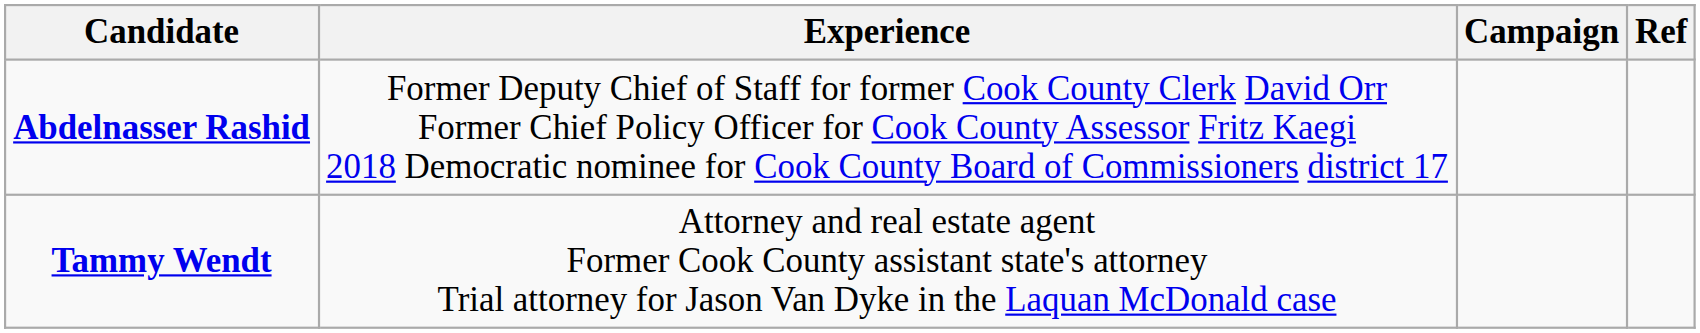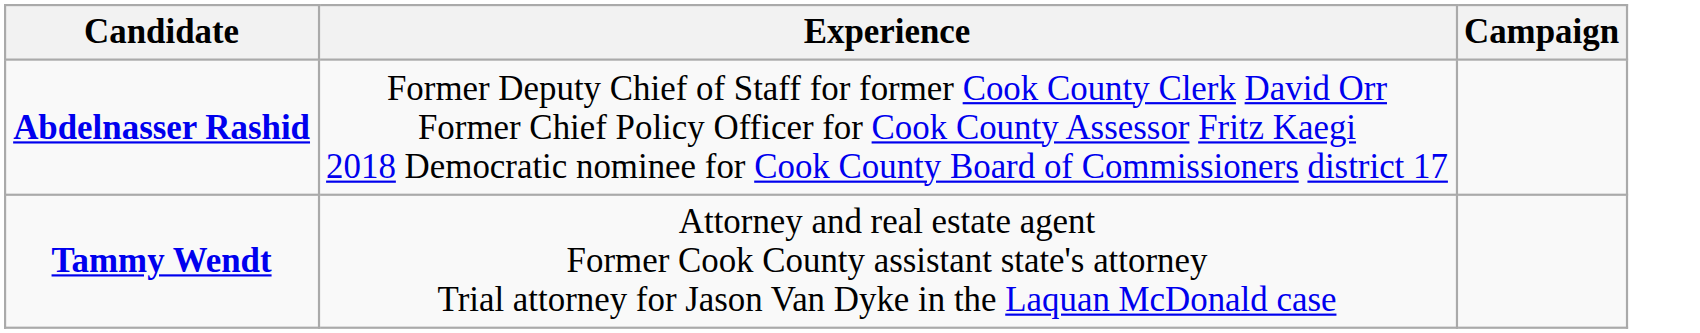- column: (1661, 32)
